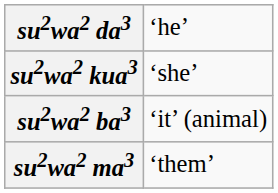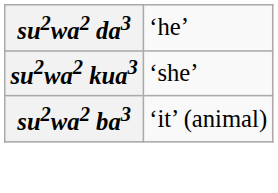- row: (74, 164)
